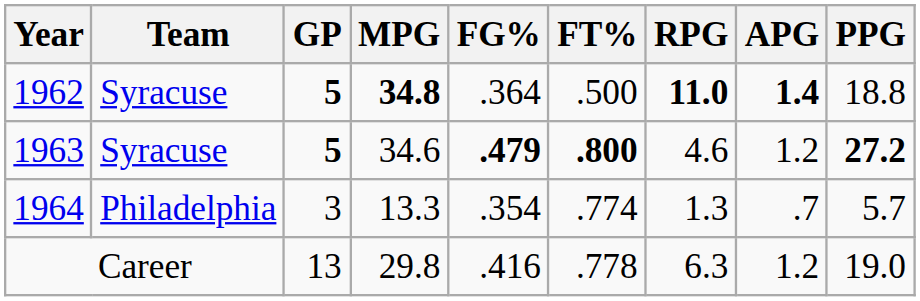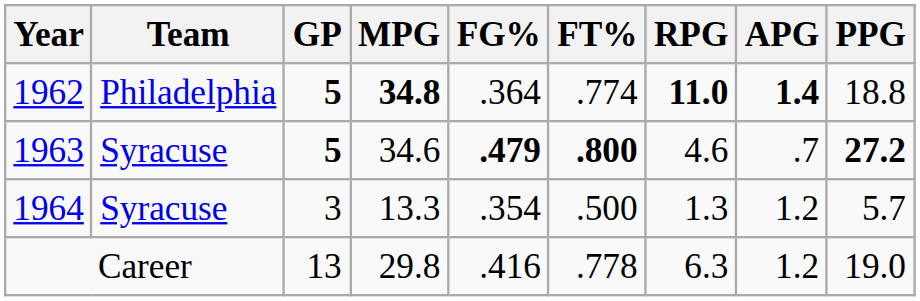(164, 91) Syracuse -> (188, 91) Philadelphia
(607, 91) .500 -> (607, 91) .774
(797, 150) 1.2 -> (806, 150) .7
(188, 208) Philadelphia -> (164, 208) Syracuse
(607, 208) .774 -> (607, 208) .500
(806, 208) .7 -> (797, 208) 1.2
